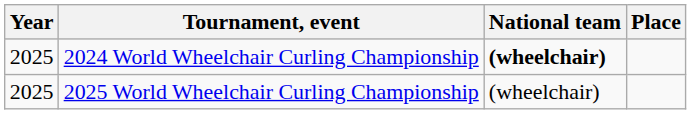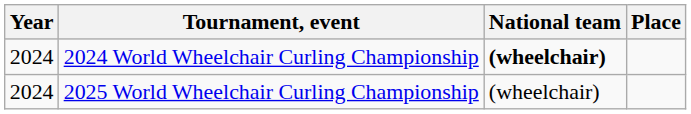(32, 56) 2025 -> (32, 56) 2024
(32, 91) 2025 -> (32, 91) 2024
